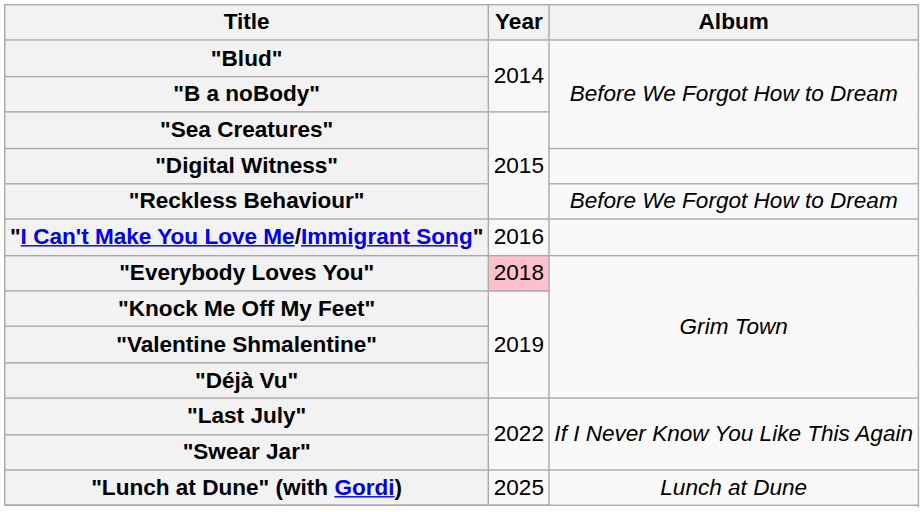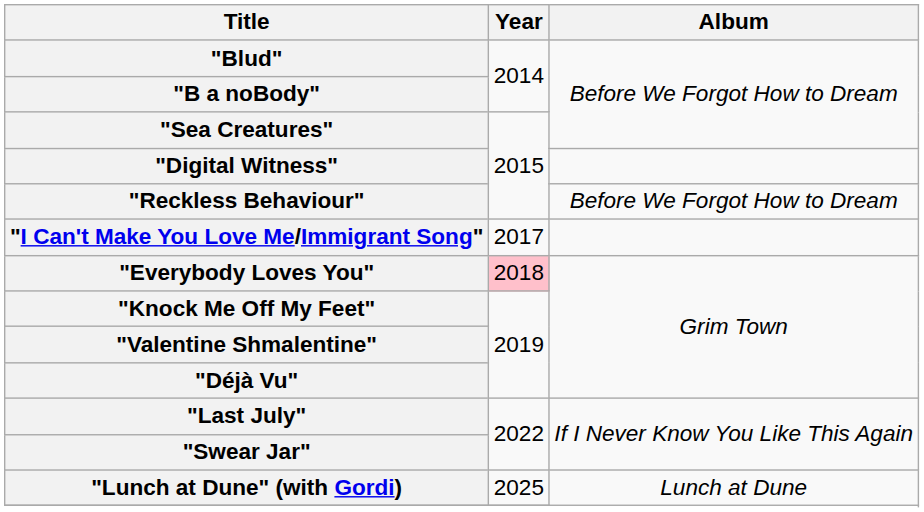(519, 237) 2016 -> (519, 237) 2017
